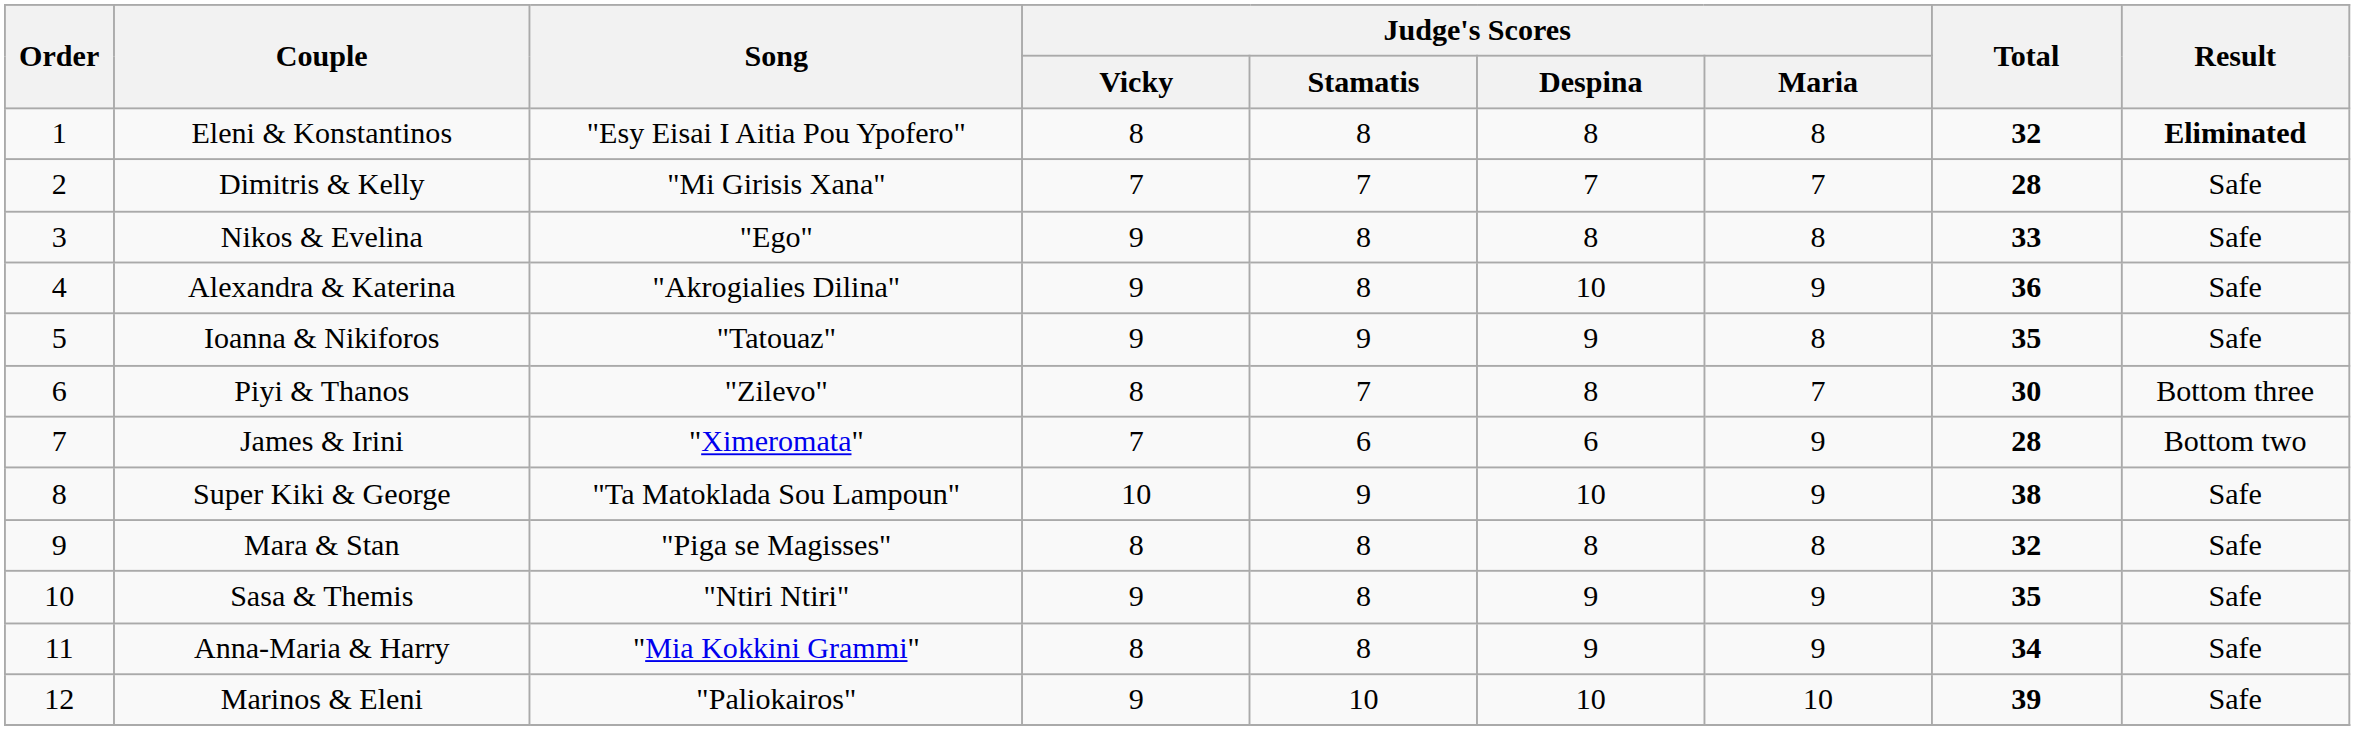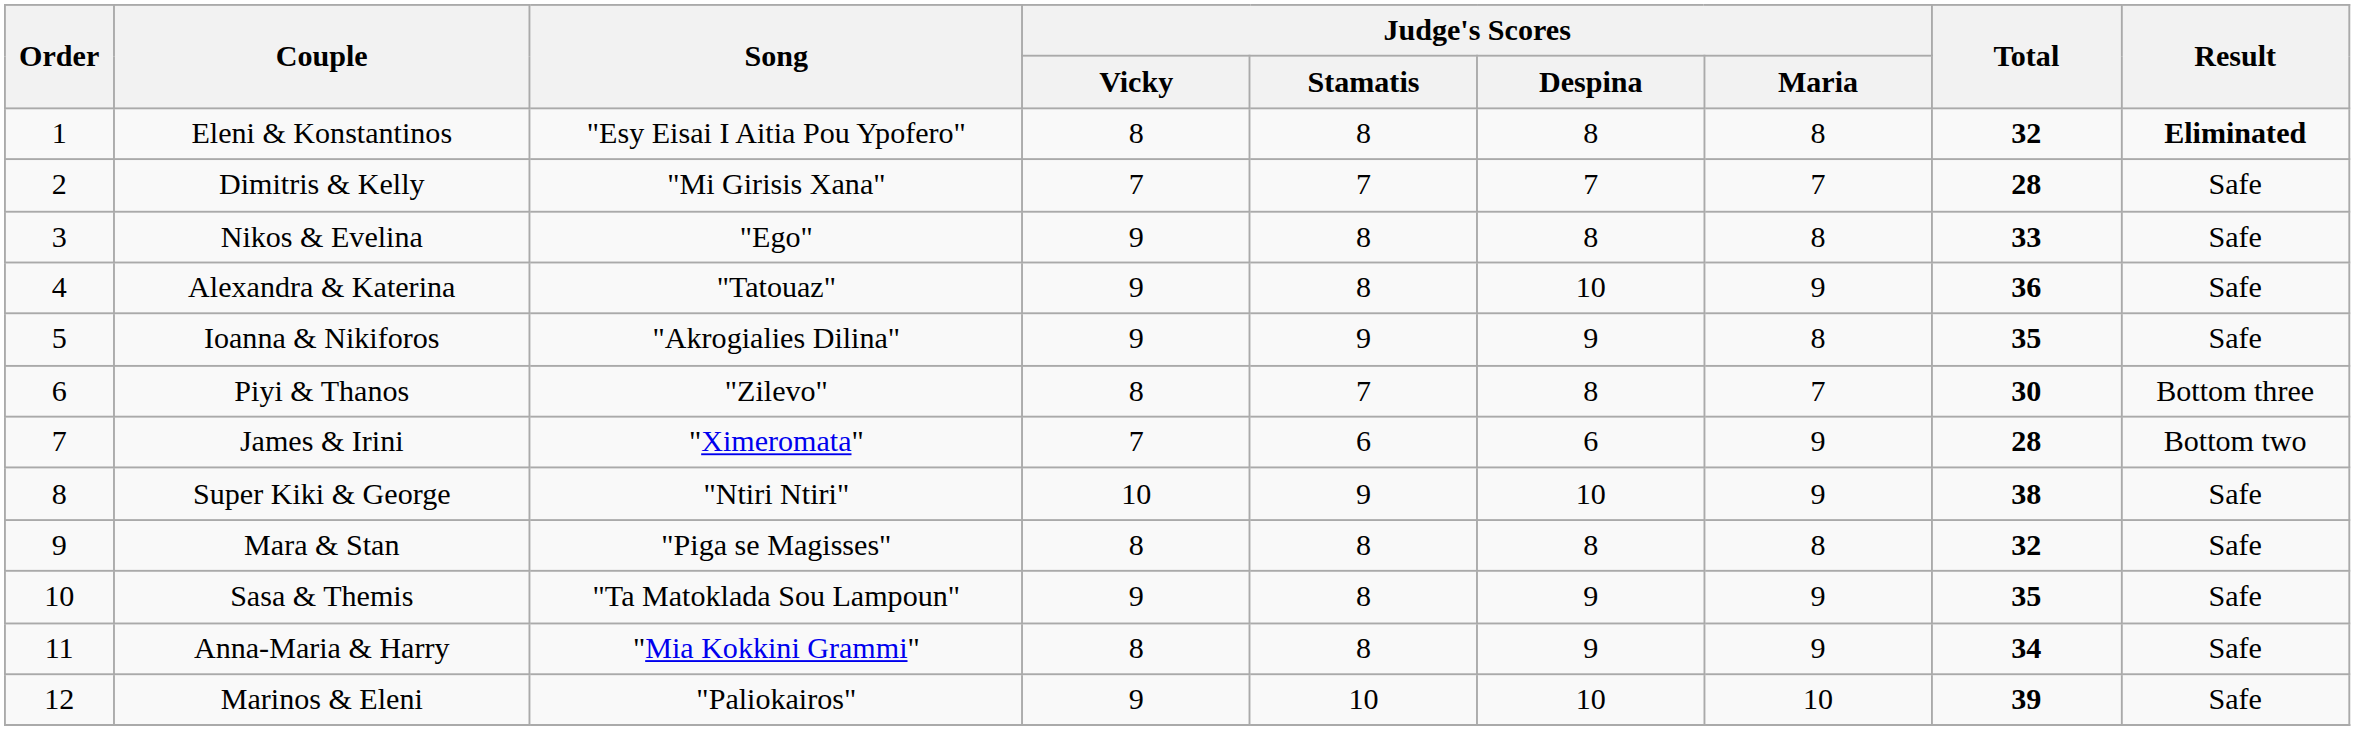(776, 287) "Akrogialies Dilina" -> (776, 287) "Tatouaz"
(776, 339) "Tatouaz" -> (776, 339) "Akrogialies Dilina"
(776, 493) "Ta Matoklada Sou Lampoun" -> (776, 493) "Ntiri Ntiri"
(776, 596) "Ntiri Ntiri" -> (776, 596) "Ta Matoklada Sou Lampoun"
